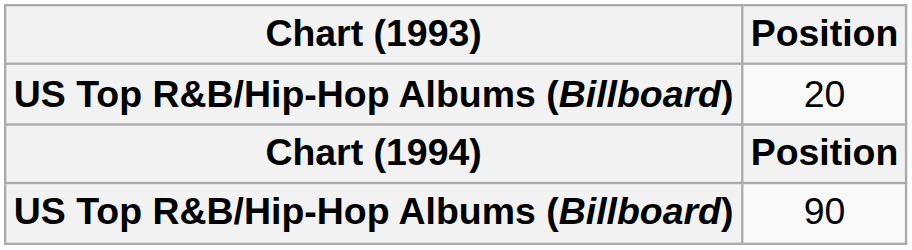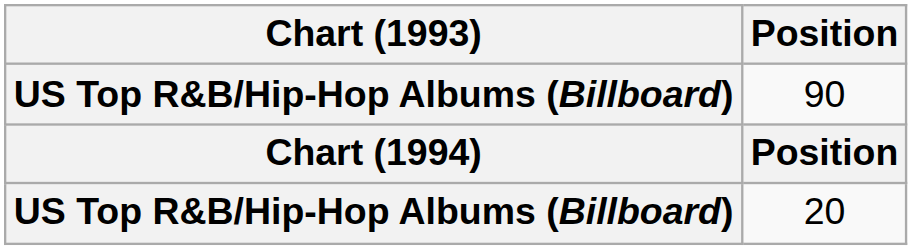rows swapped: (825, 93) <-> (825, 212)
